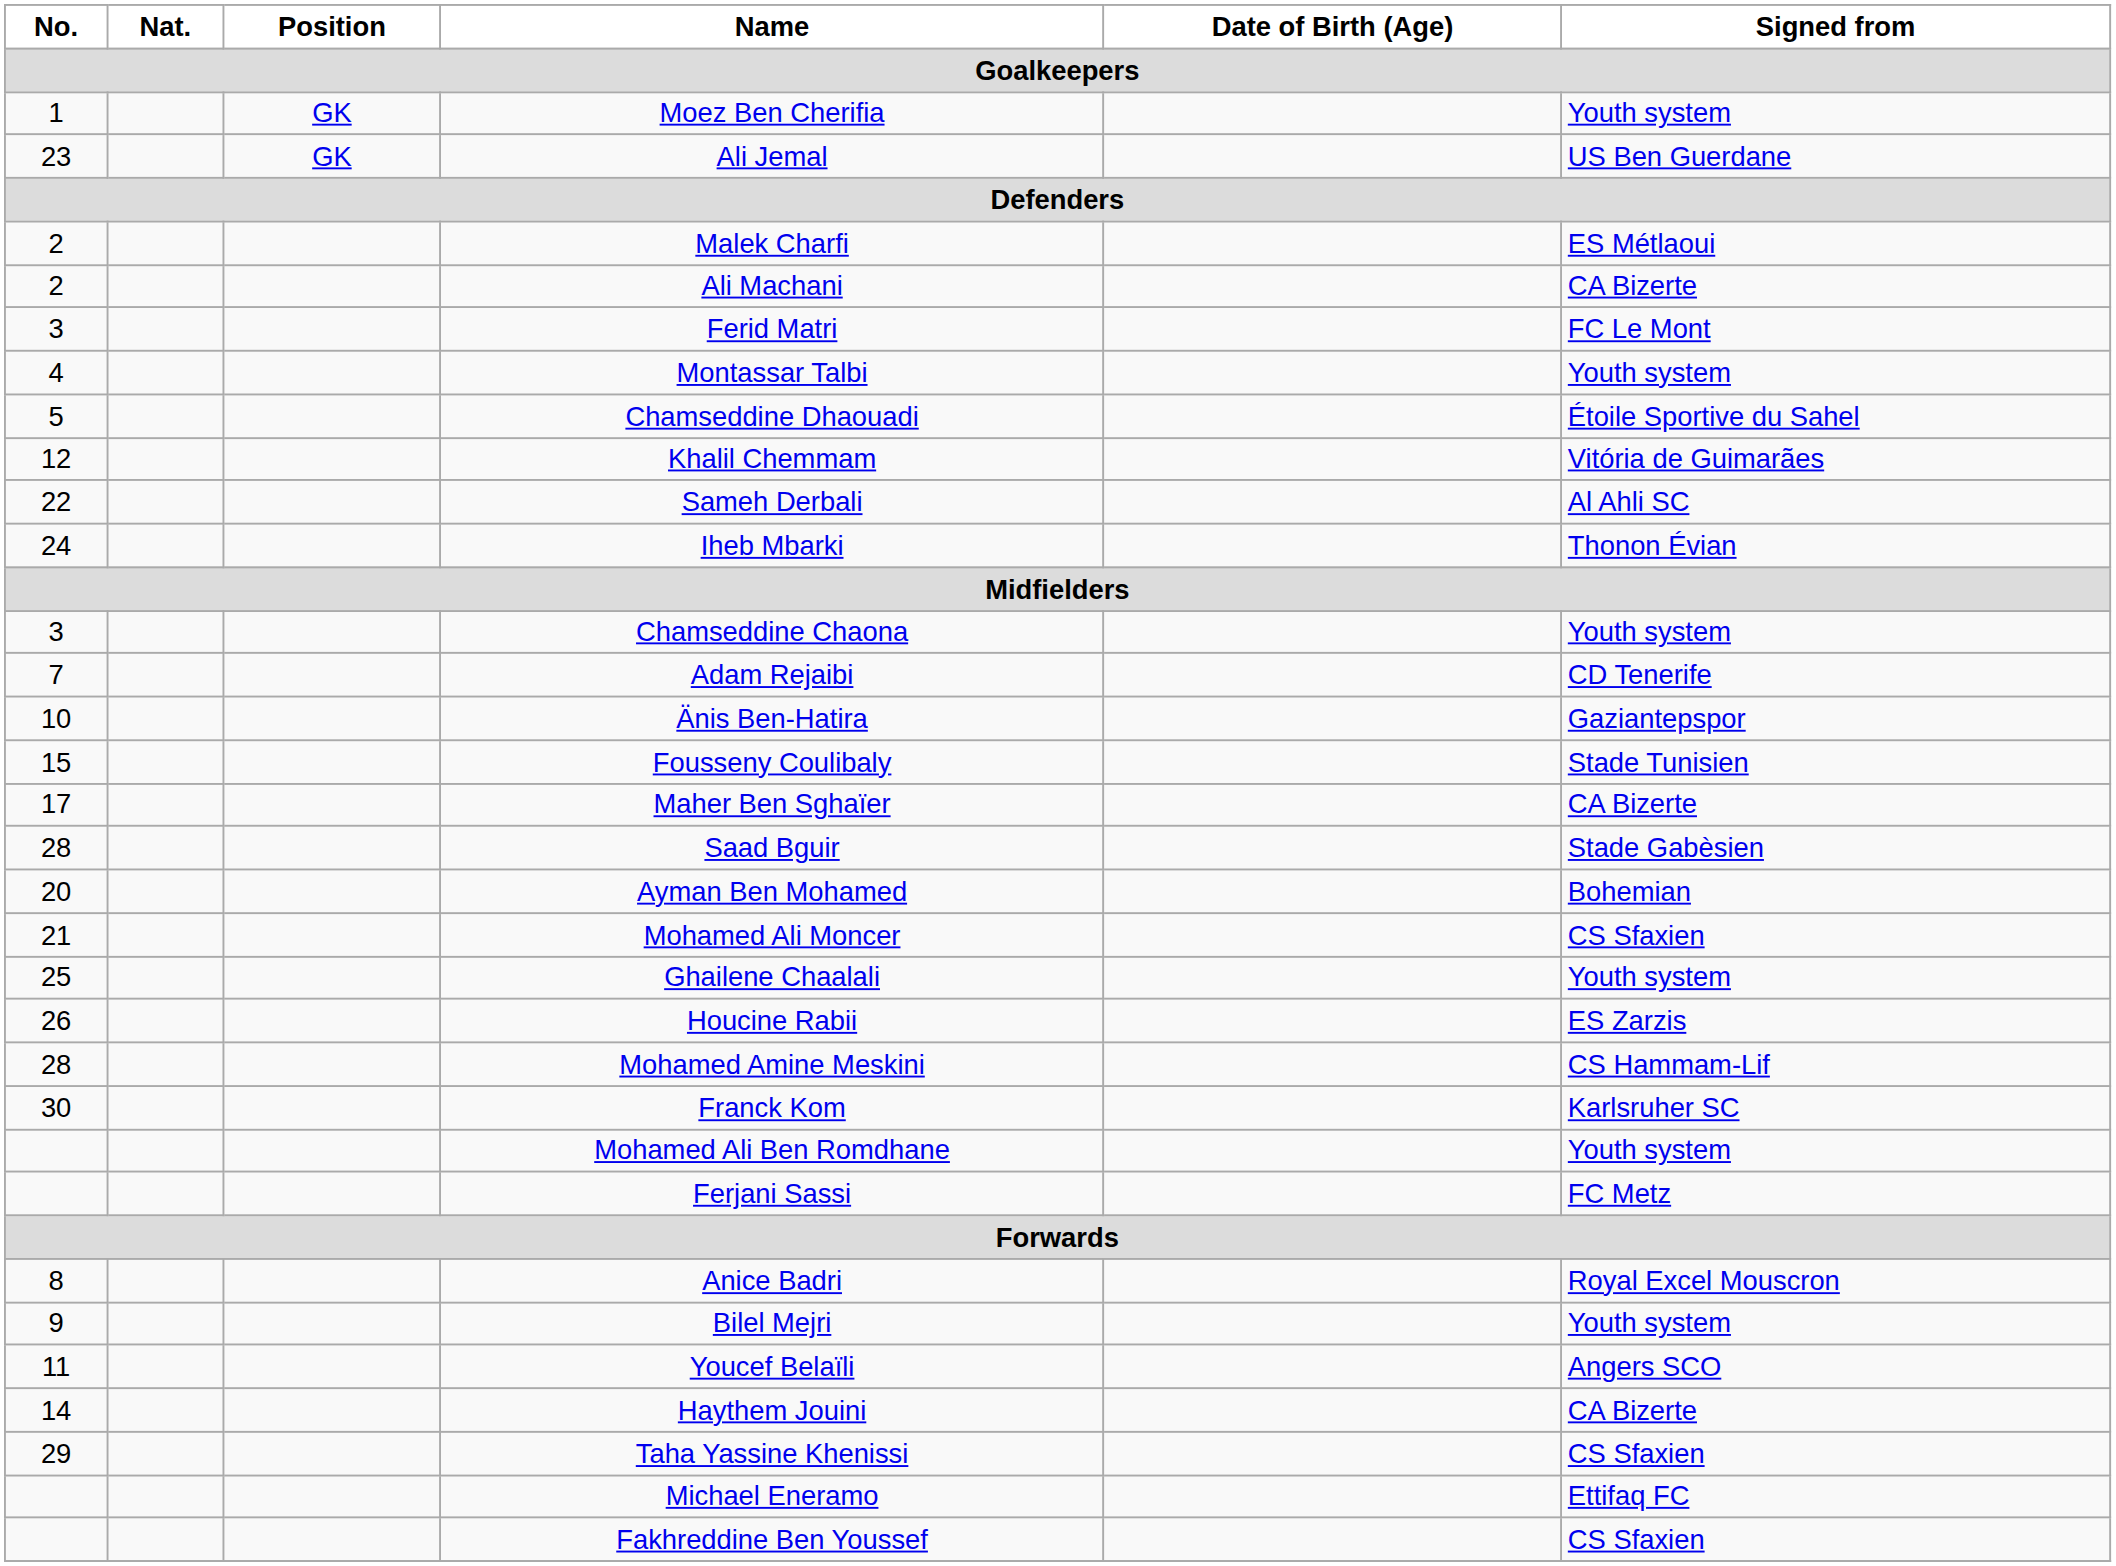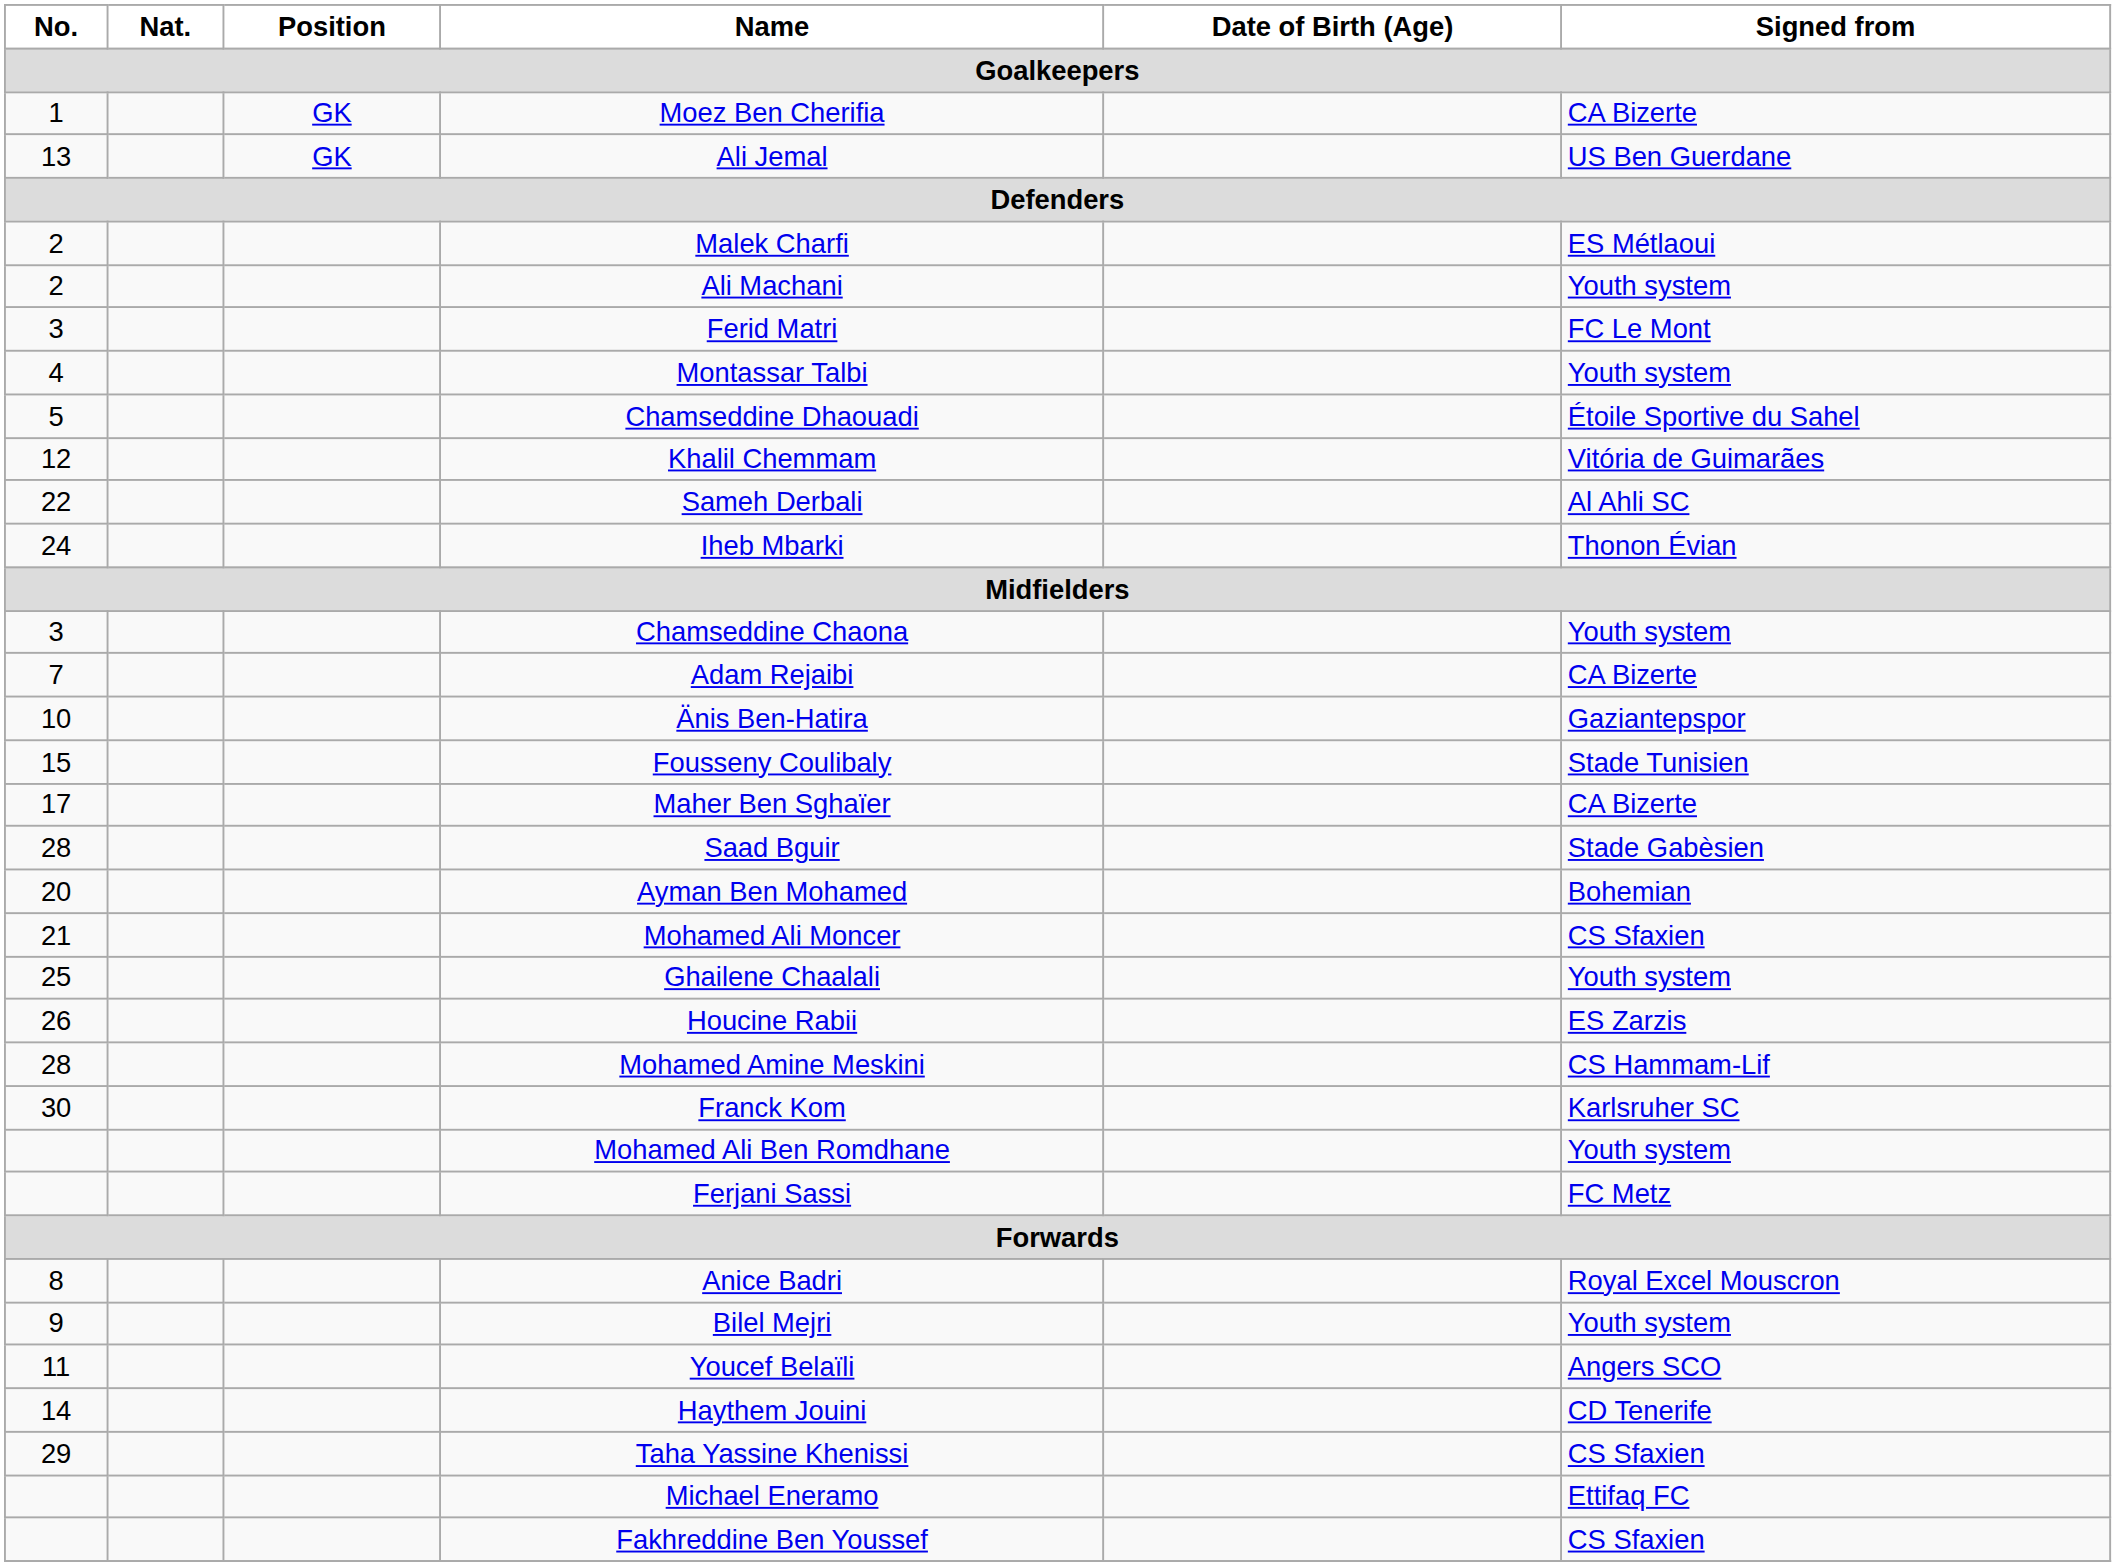(1649, 113) Youth system -> (1632, 113) CA Bizerte
(56, 157) 23 -> (56, 157) 13
(1632, 286) CA Bizerte -> (1649, 286) Youth system
(1640, 675) CD Tenerife -> (1632, 675) CA Bizerte
(1632, 1410) CA Bizerte -> (1640, 1410) CD Tenerife
